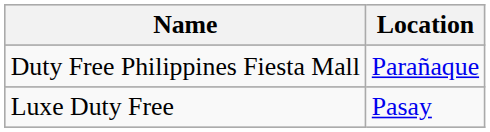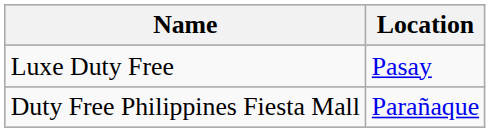rows swapped: (185, 65) <-> (92, 106)
